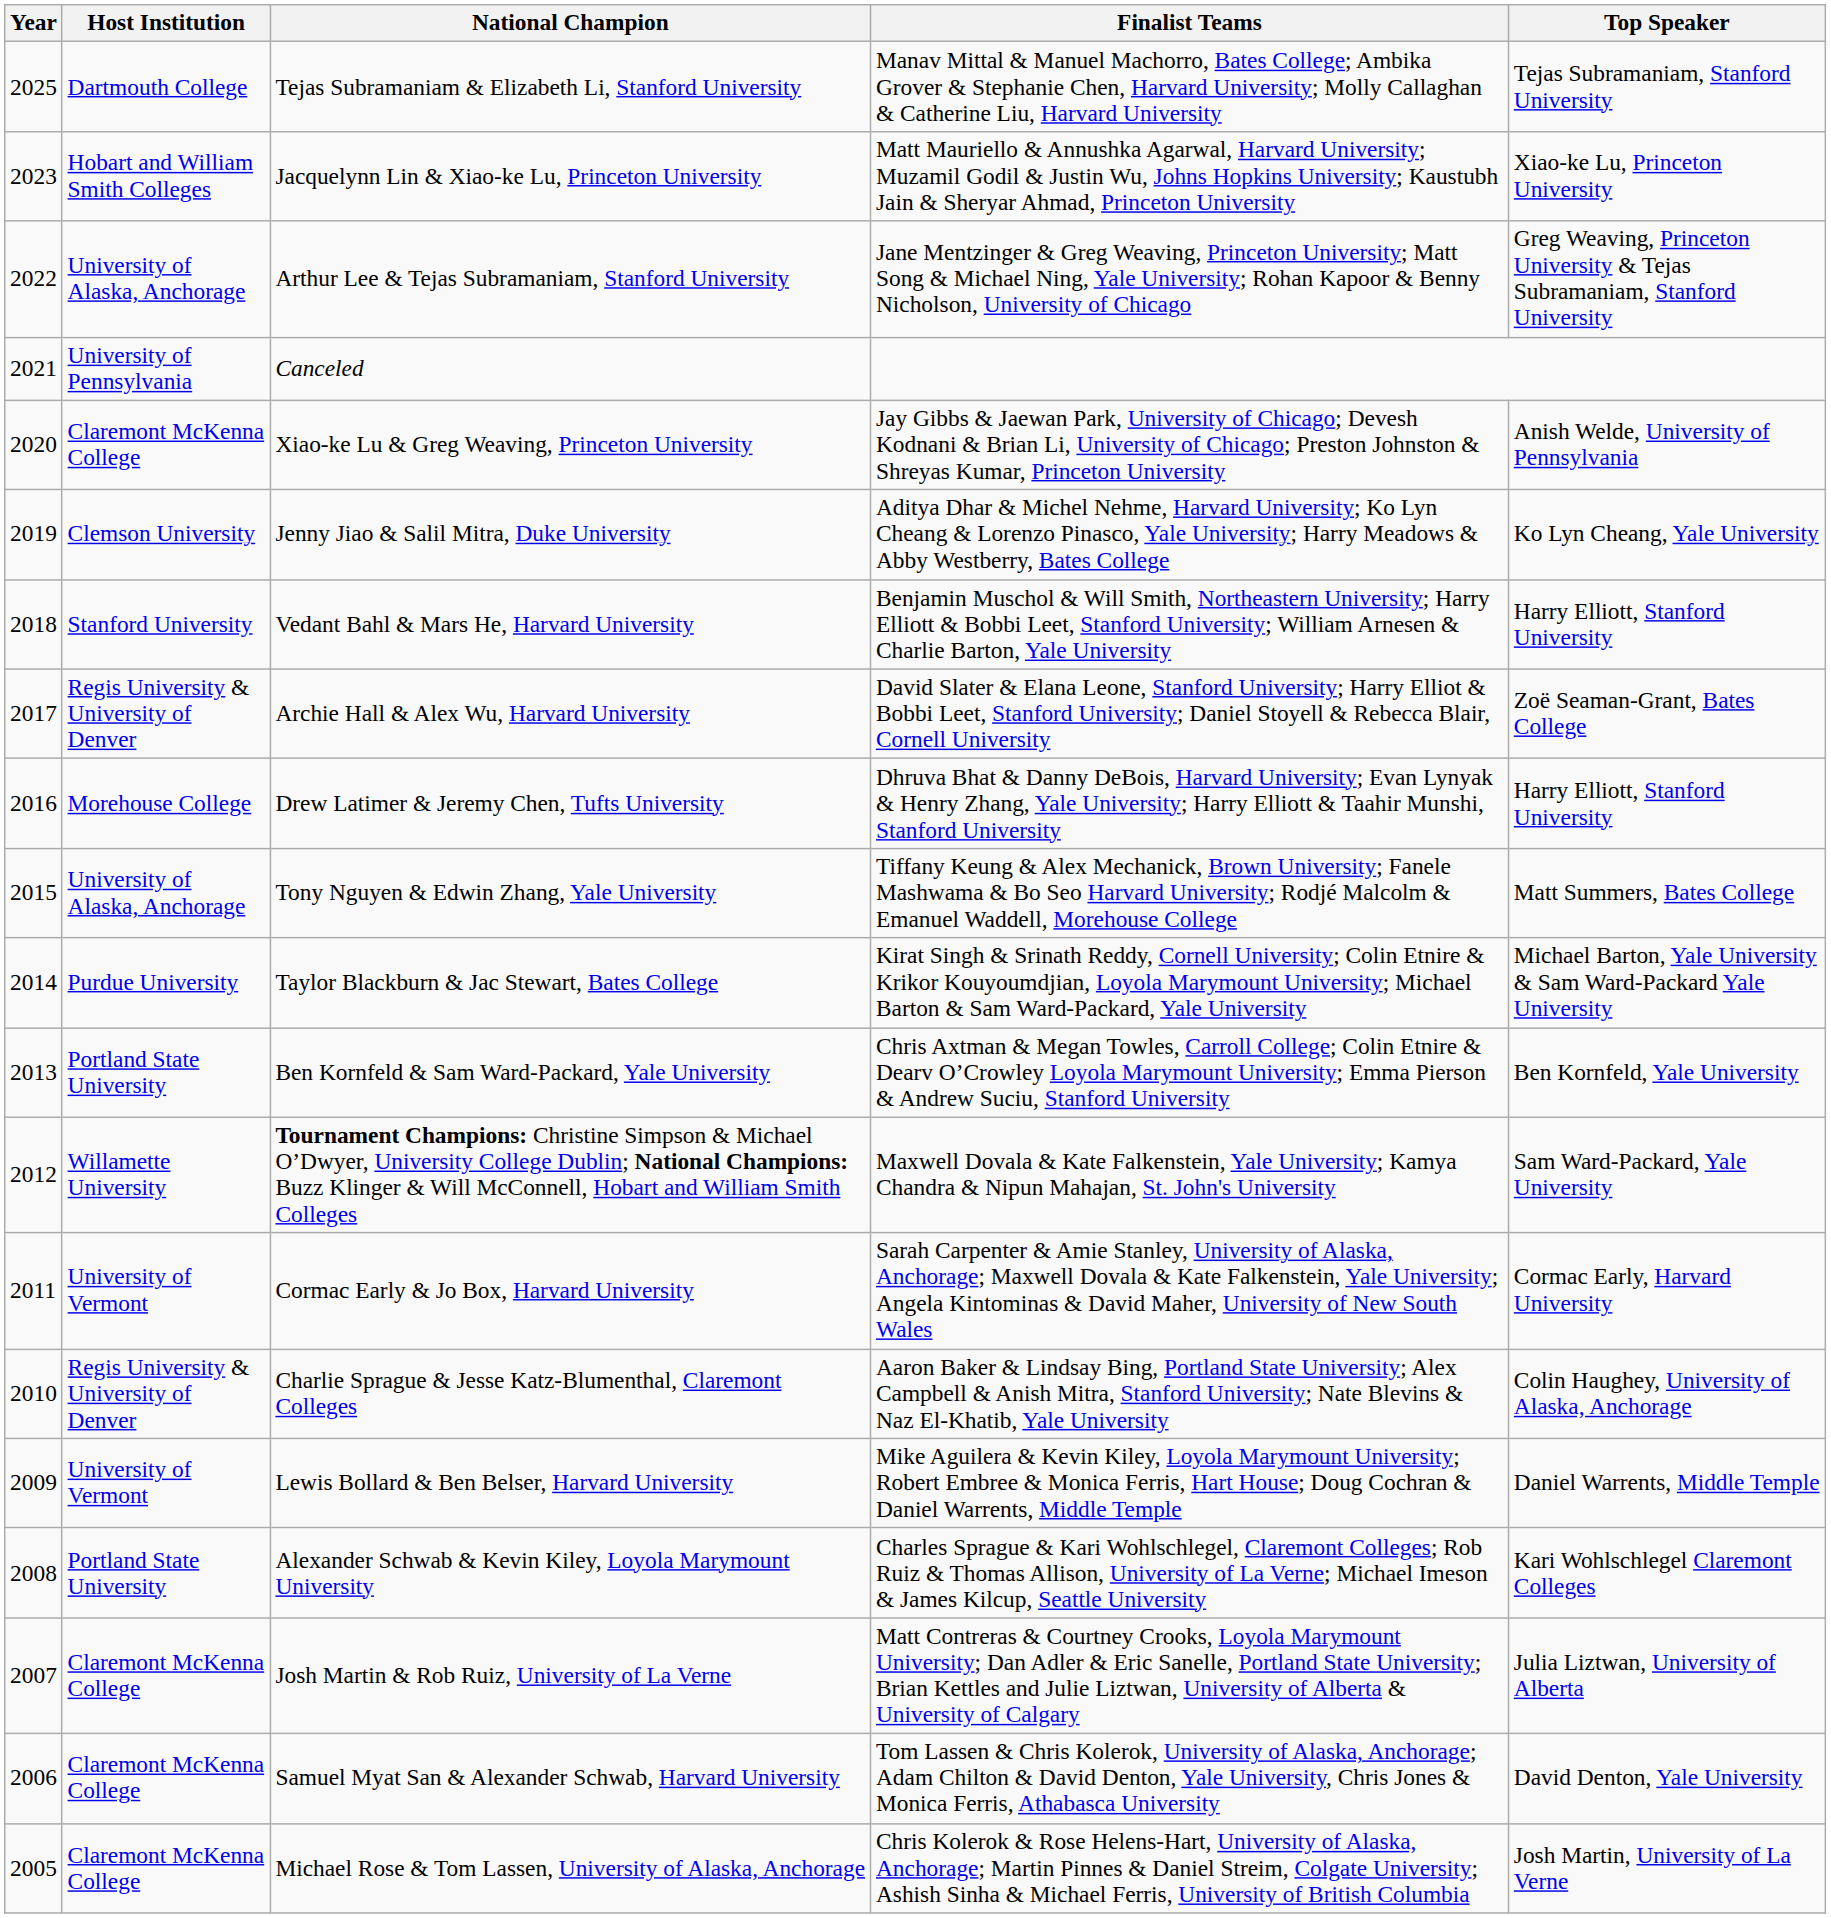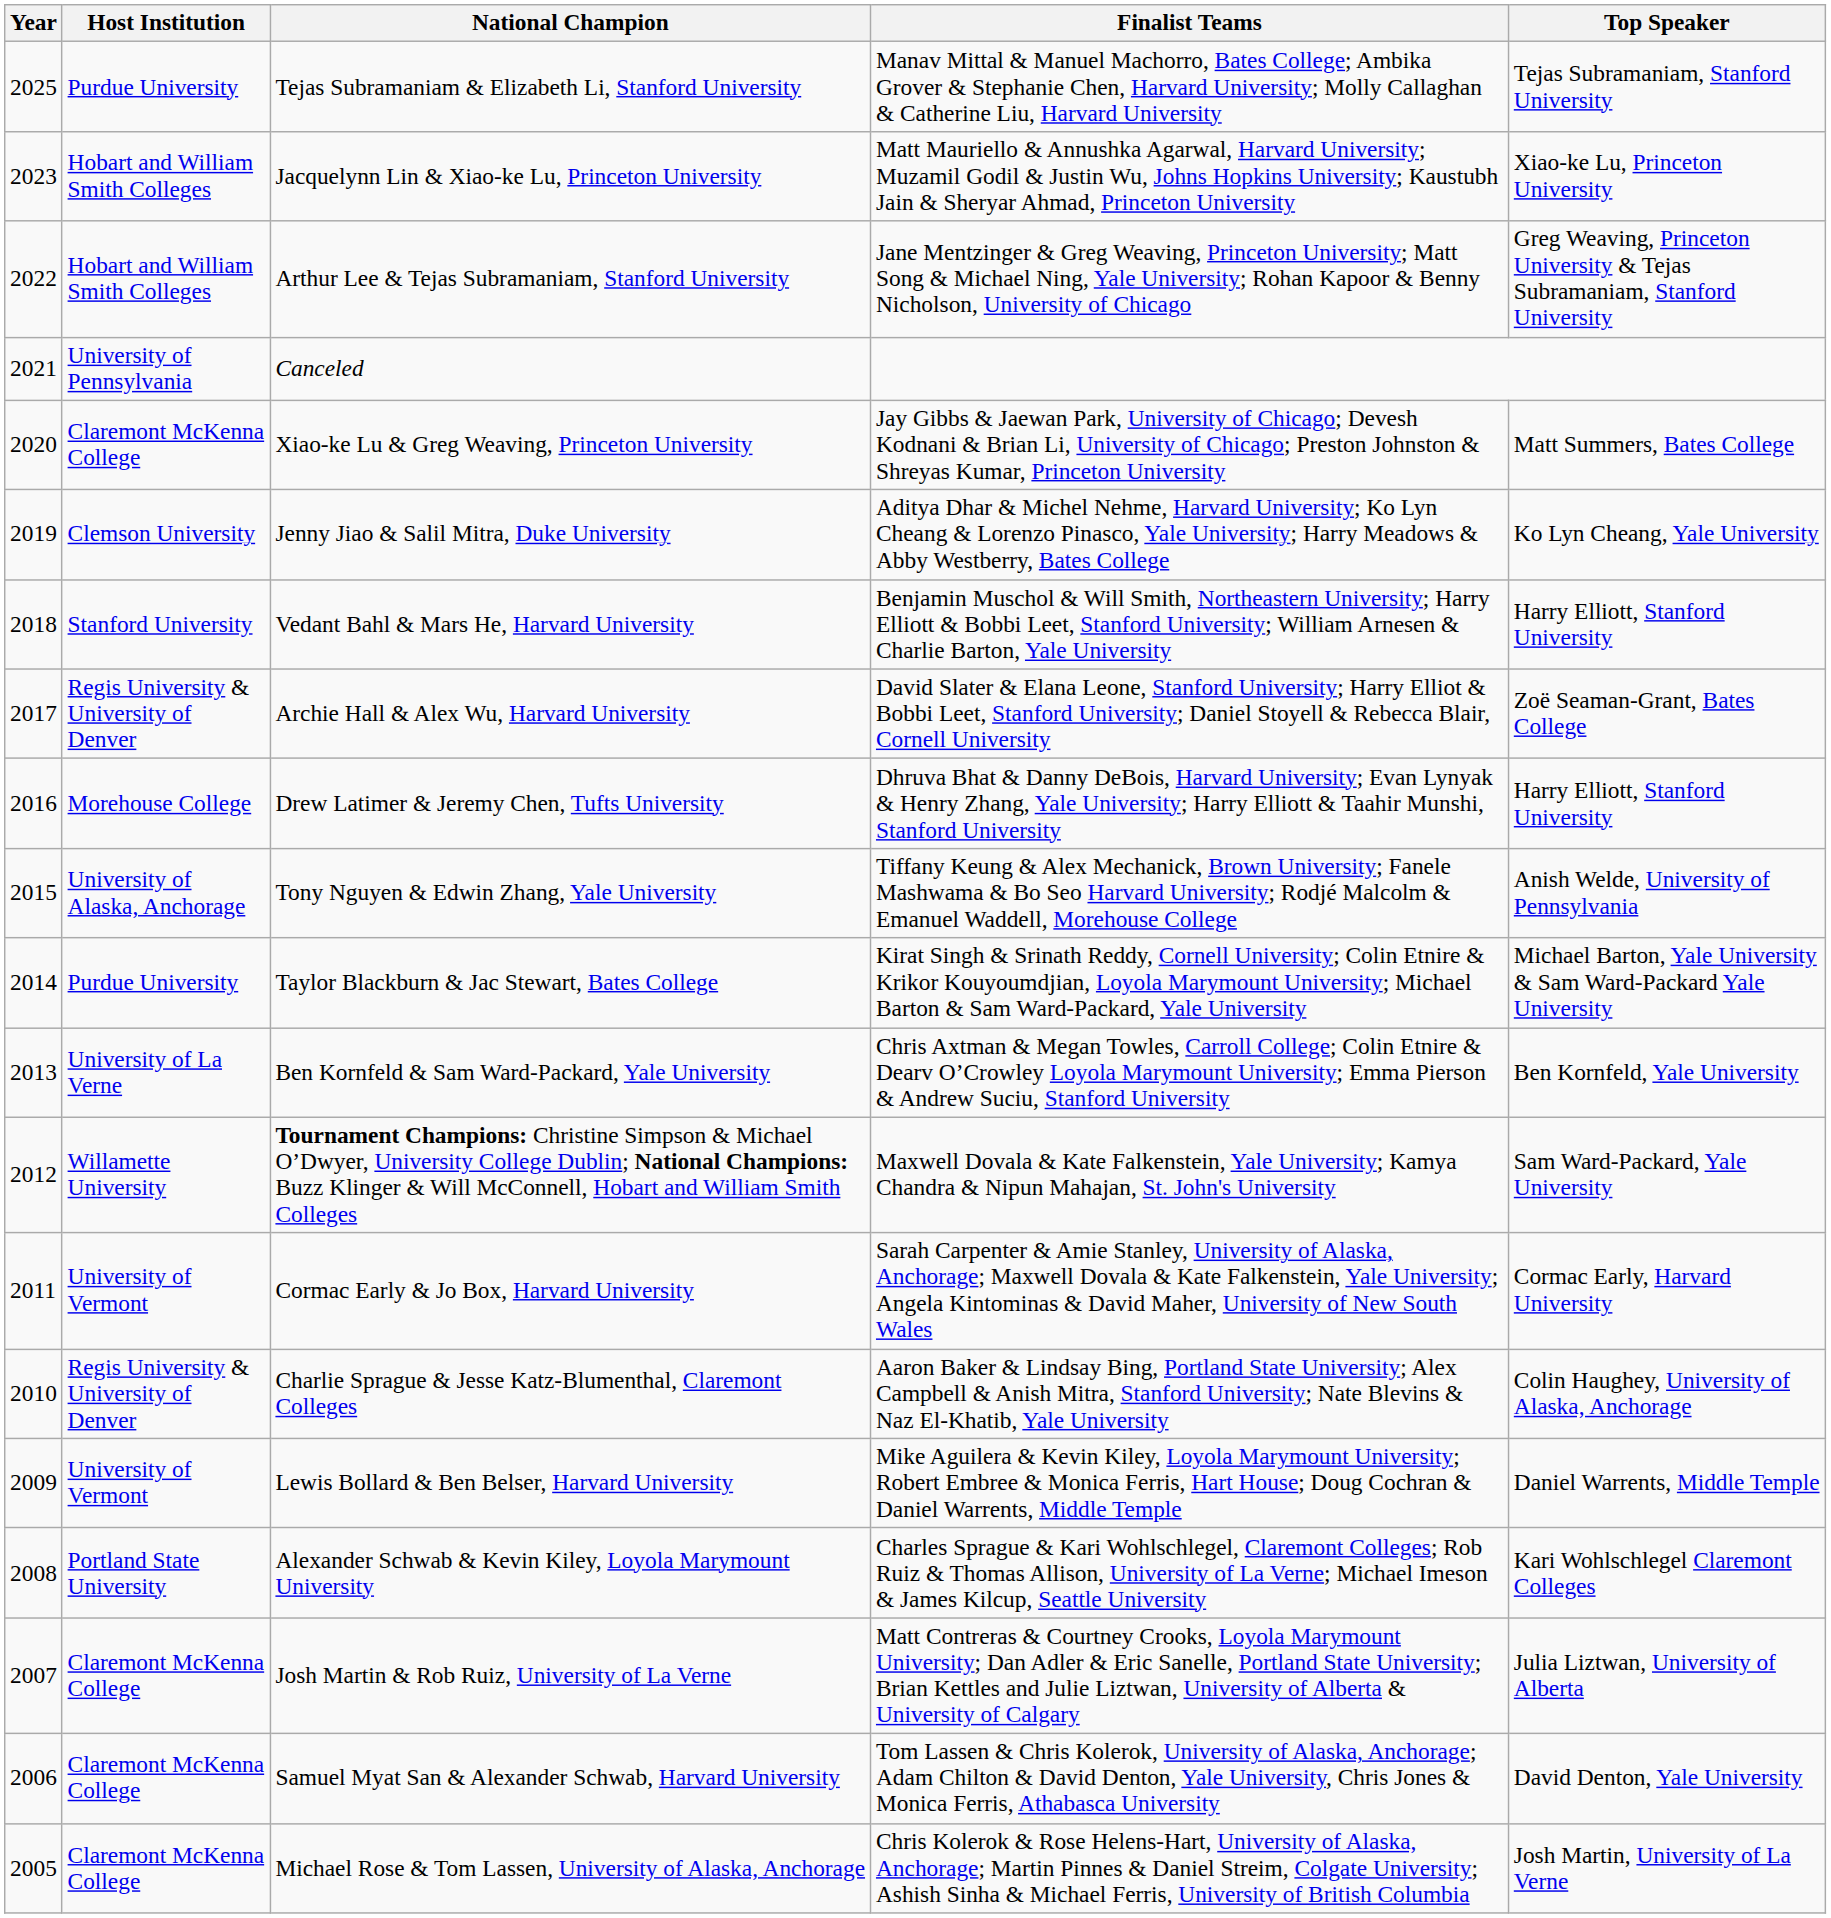(157, 86) Dartmouth College -> (153, 86) Purdue University
(156, 278) University of Alaska, Anchorage -> (160, 278) Hobart and William Smith Colleges
(1642, 444) Anish Welde, University of Pennsylvania -> (1654, 444) Matt Summers, Bates College
(1654, 892) Matt Summers, Bates College -> (1642, 892) Anish Welde, University of Pennsylvania
(133, 1072) Portland State University -> (145, 1072) University of La Verne
